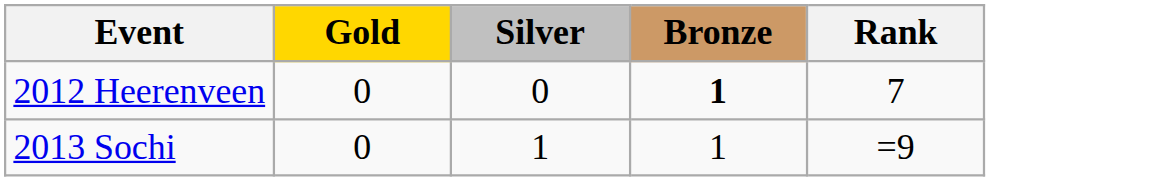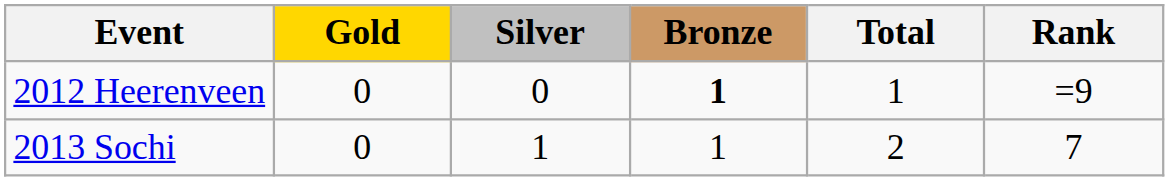+ column: (896, 32)
(896, 89) 7 -> (1073, 89) =9
(896, 146) =9 -> (1073, 146) 7
